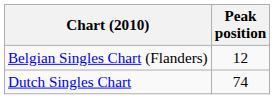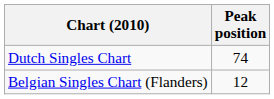rows swapped: (108, 57) <-> (70, 81)
